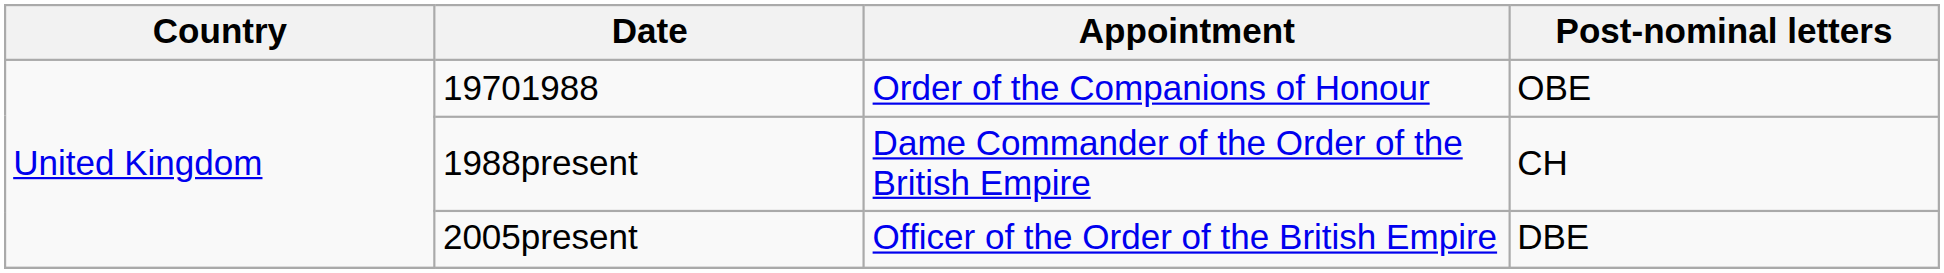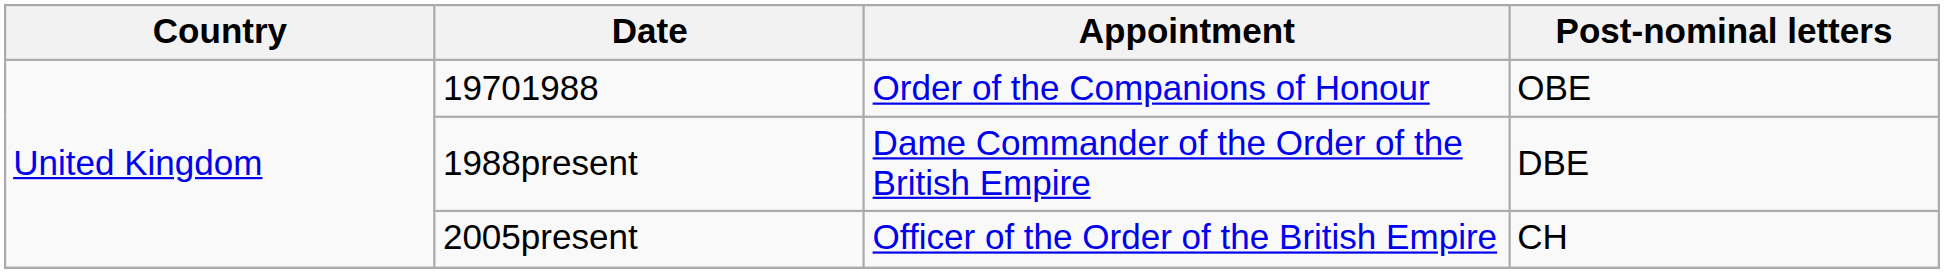(1542, 163) CH -> (1553, 163) DBE
(1553, 238) DBE -> (1542, 238) CH
